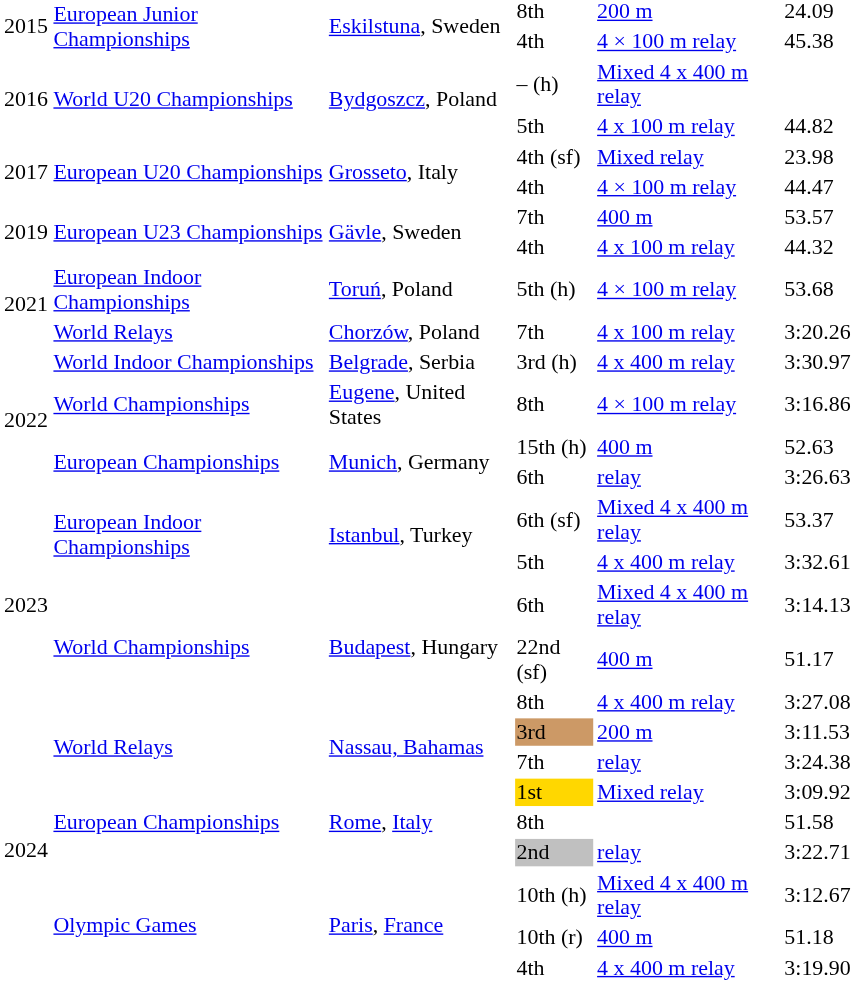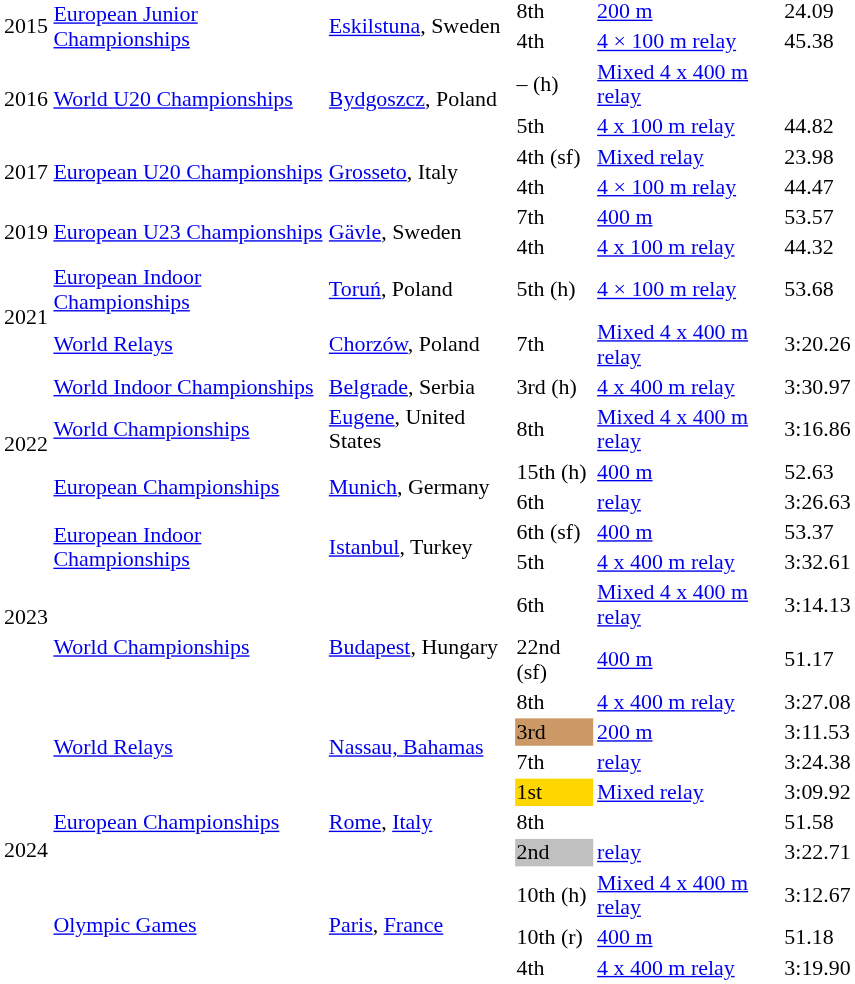(666, 331) 4 x 100 m relay -> (673, 344) Mixed 4 x 400 m relay
(667, 404) 4 × 100 m relay -> (673, 429) Mixed 4 x 400 m relay
(673, 519) Mixed 4 x 400 m relay -> (625, 531) 400 m
